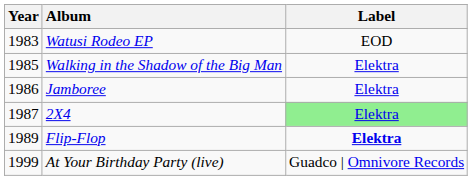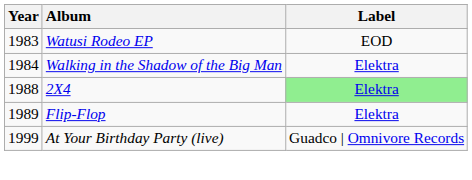(23, 65) 1985 -> (23, 65) 1984
- row: (76, 89)
(23, 114) 1987 -> (23, 89) 1988
(377, 138) bold -> (377, 114) normal
